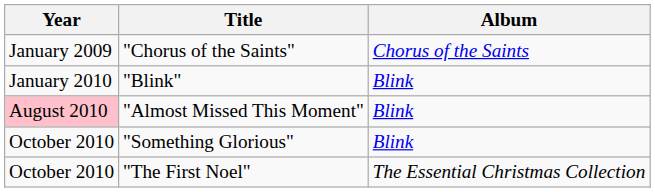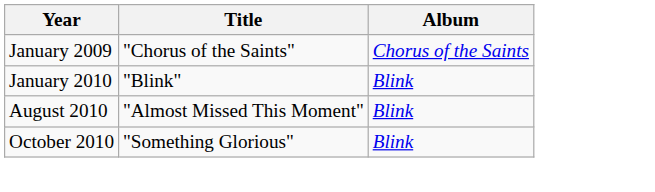(58, 111) pink background -> (58, 111) no background
- row: (187, 171)
